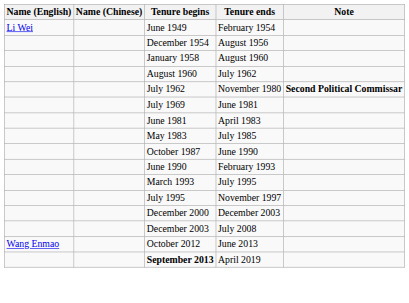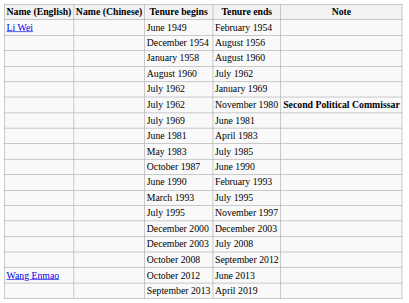+ row: (241, 89)
+ row: (247, 259)
(180, 259) bold -> (179, 290) normal
